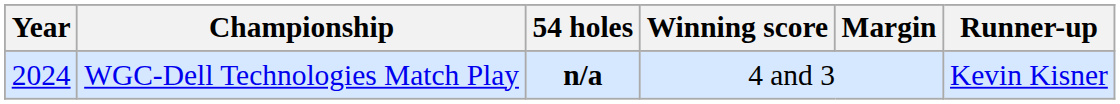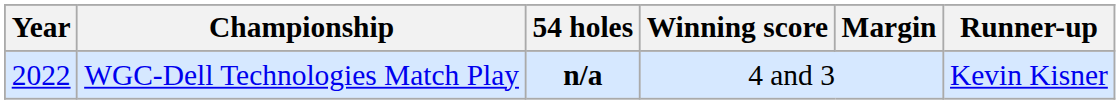(41, 74) 2024 -> (41, 74) 2022
